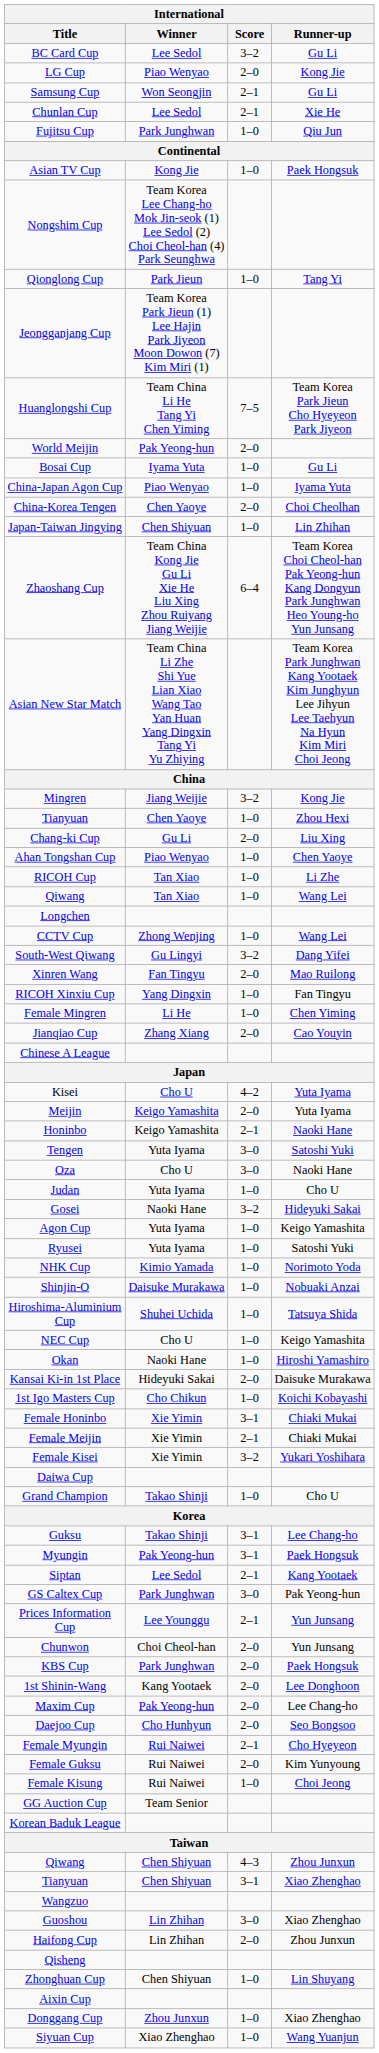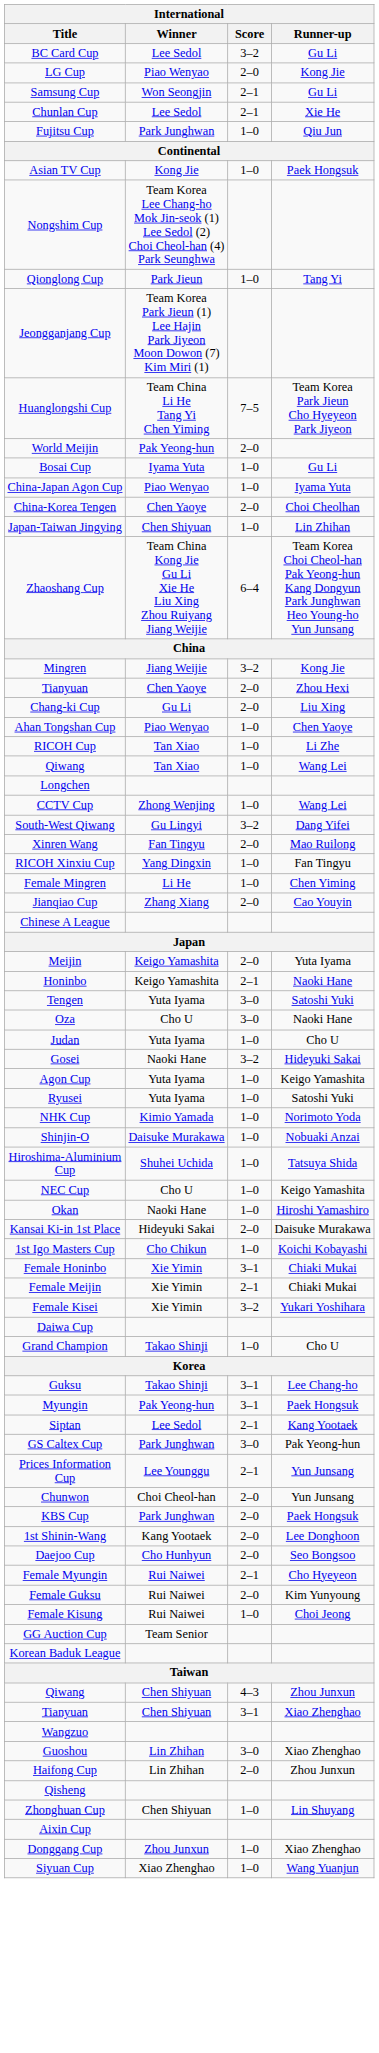- row: (65, 704)
(250, 818) 1–0 -> (250, 687) 2–0
- row: (65, 1091)
- row: (65, 1705)
